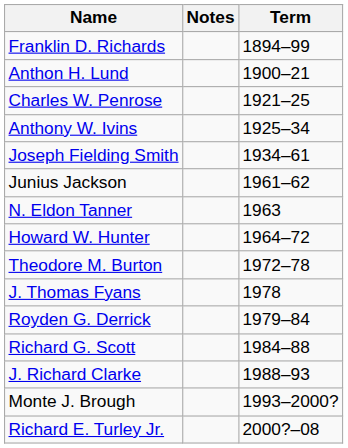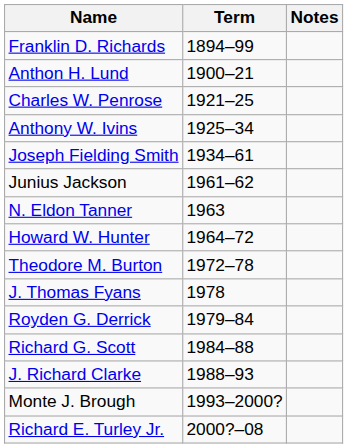columns swapped: (291, 18) <-> (211, 18)
